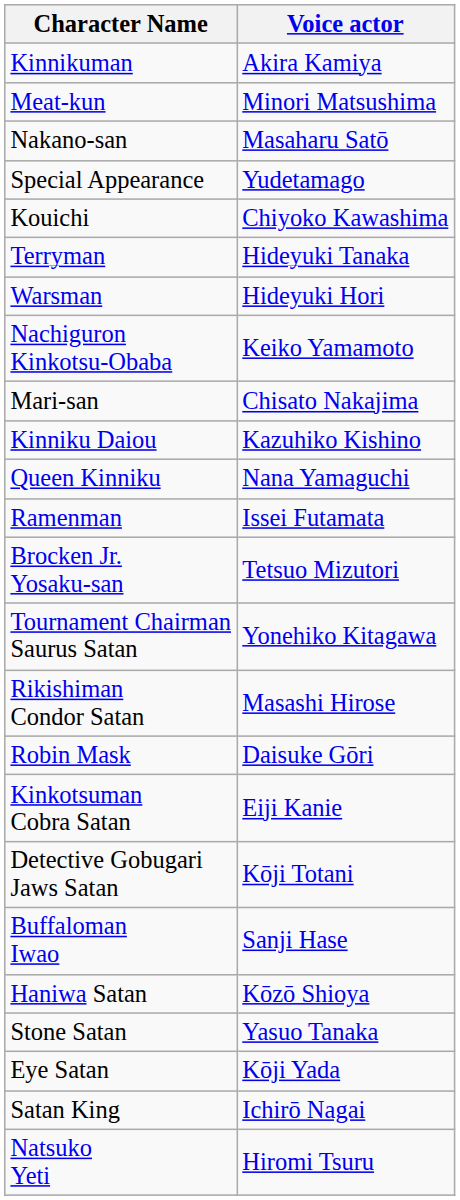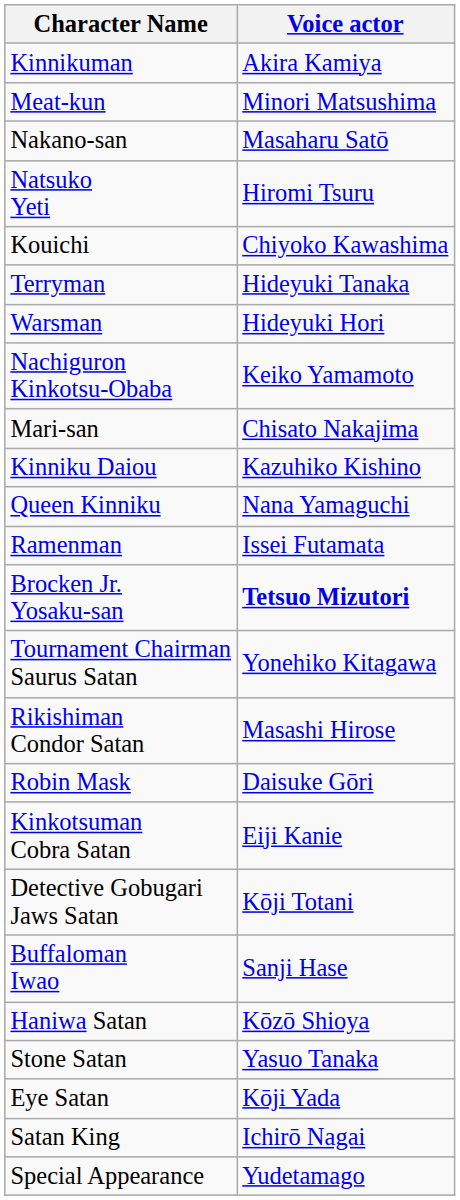rows swapped: (51, 1162) <-> (107, 179)
(321, 569) normal -> (326, 597) bold
